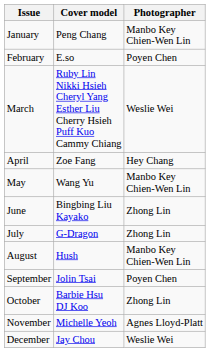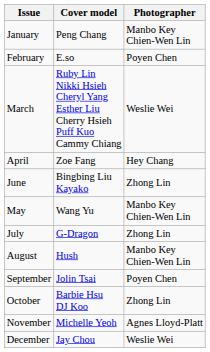rows swapped: (16, 182) <-> (16, 211)
